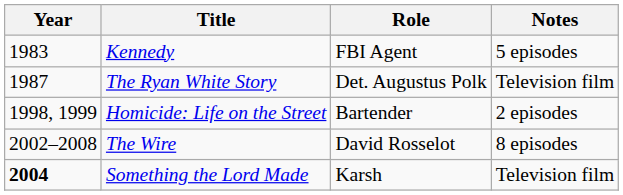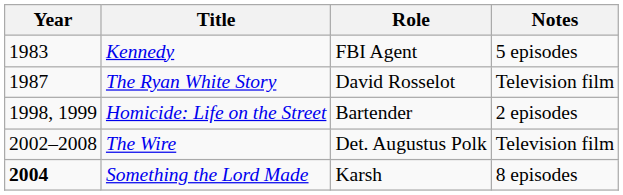(411, 81) Det. Augustus Polk -> (395, 81) David Rosselot
(395, 143) David Rosselot -> (411, 143) Det. Augustus Polk
(537, 143) 8 episodes -> (555, 143) Television film
(555, 174) Television film -> (537, 174) 8 episodes
